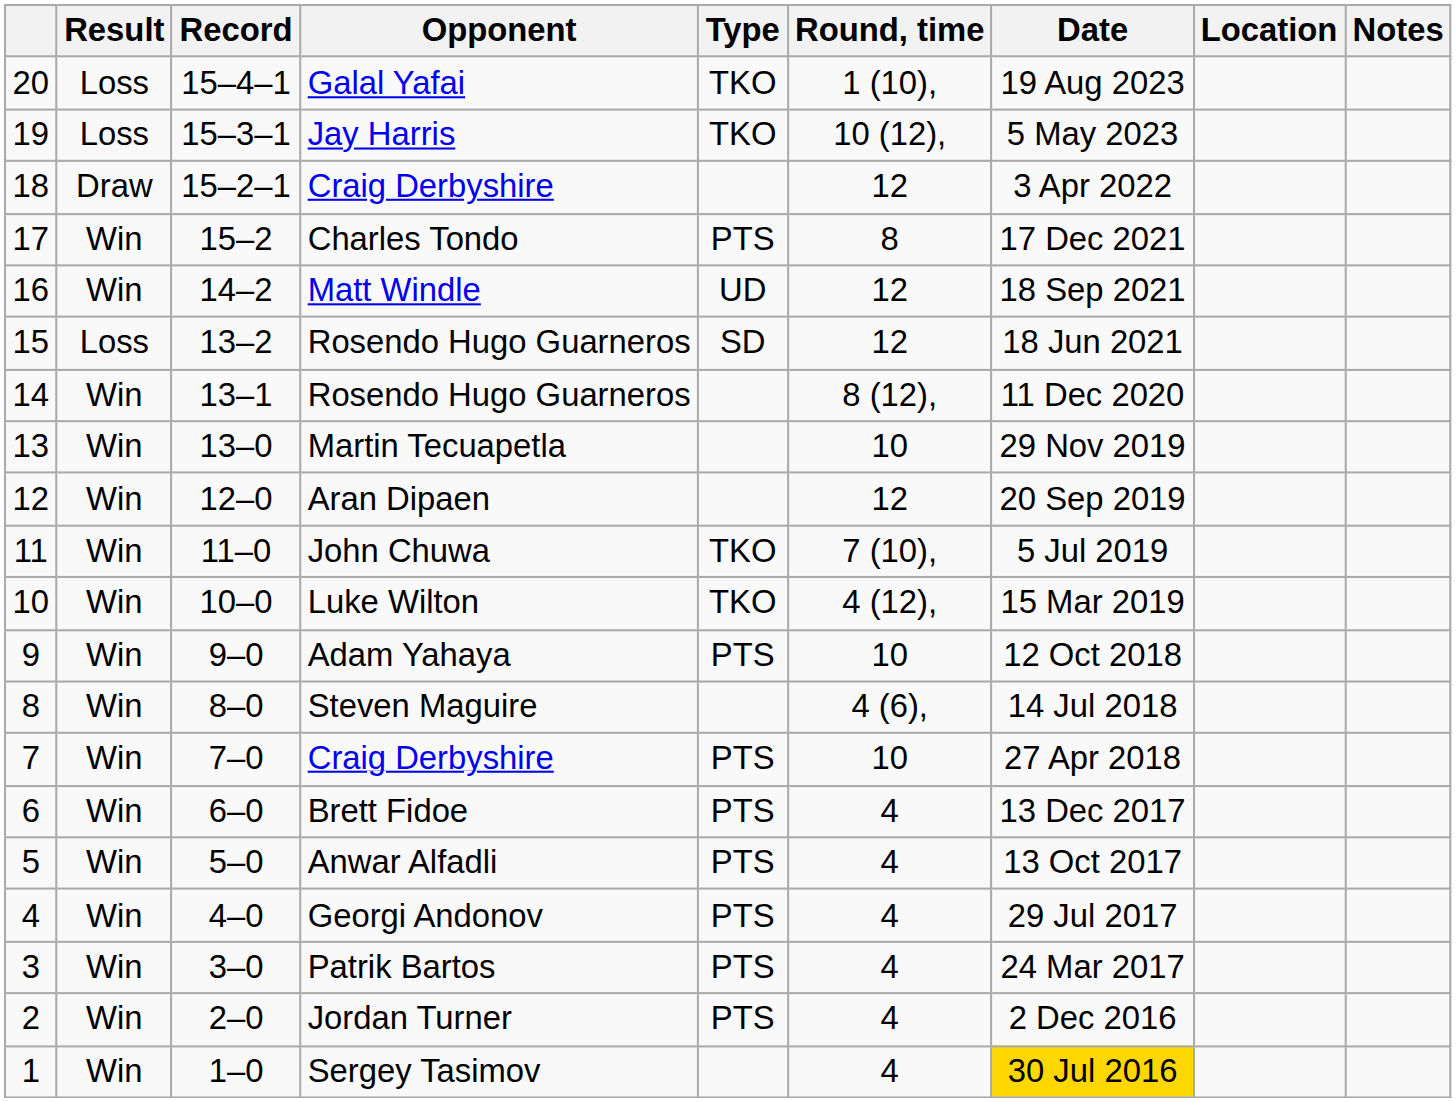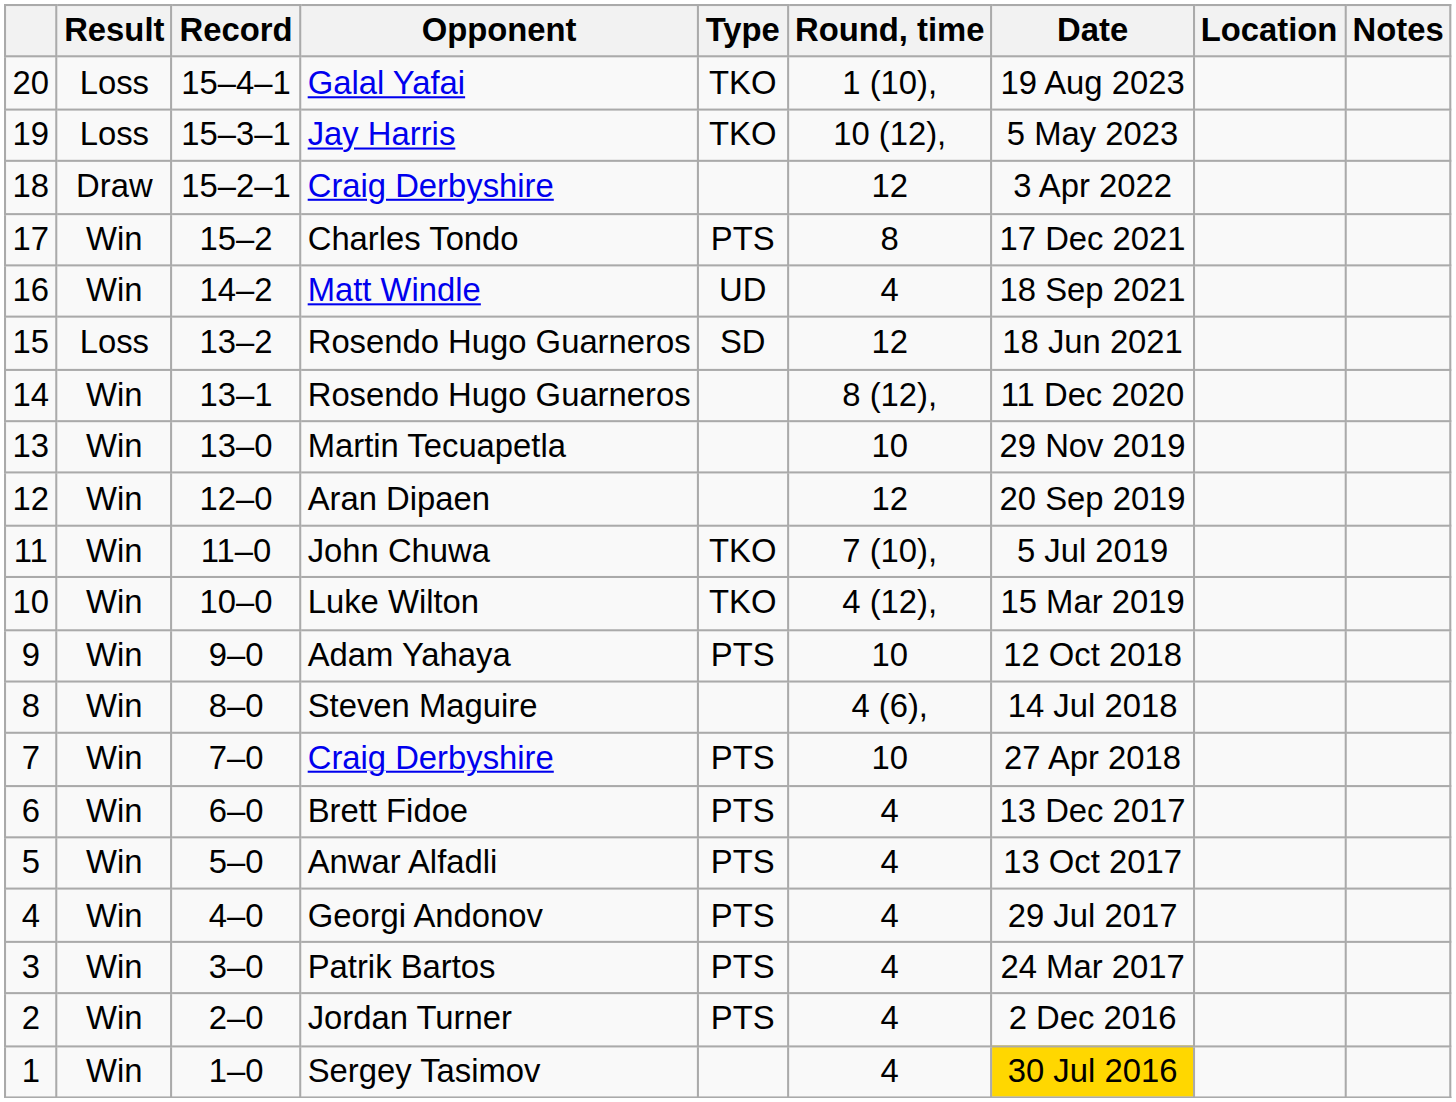(890, 290) 12 -> (890, 290) 4
